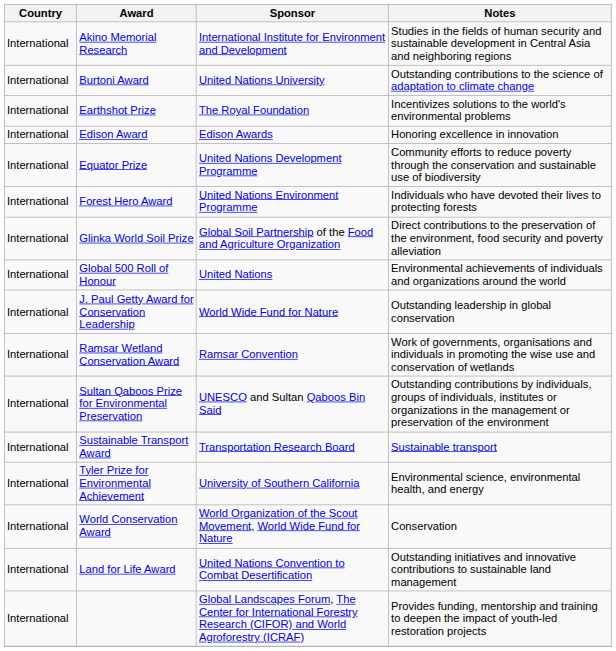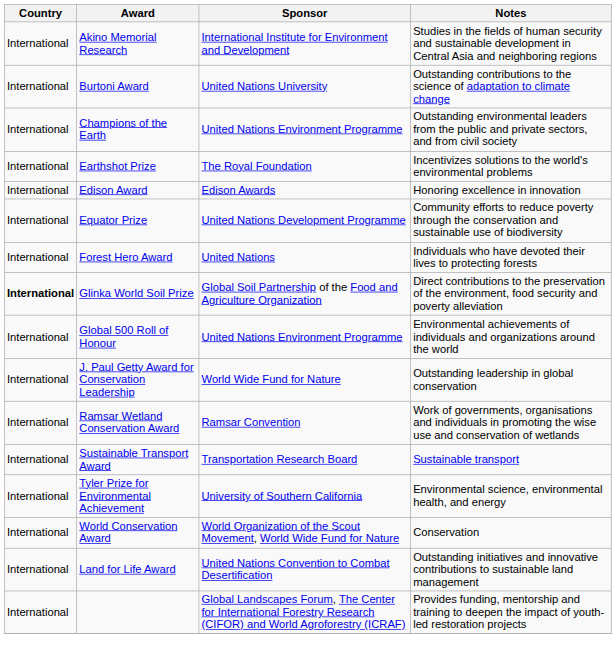+ row: (123, 129)
(269, 201) United Nations Environment Programme -> (238, 257) United Nations
(38, 238) normal -> (41, 294) bold
(236, 275) United Nations -> (302, 337) United Nations Environment Programme
- row: (131, 404)
